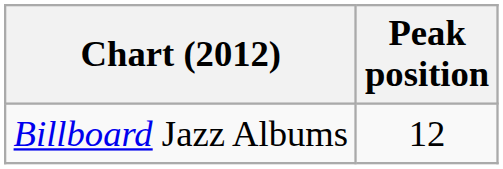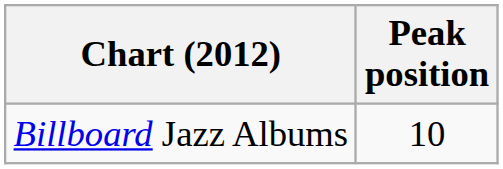(427, 132) 12 -> (427, 132) 10
